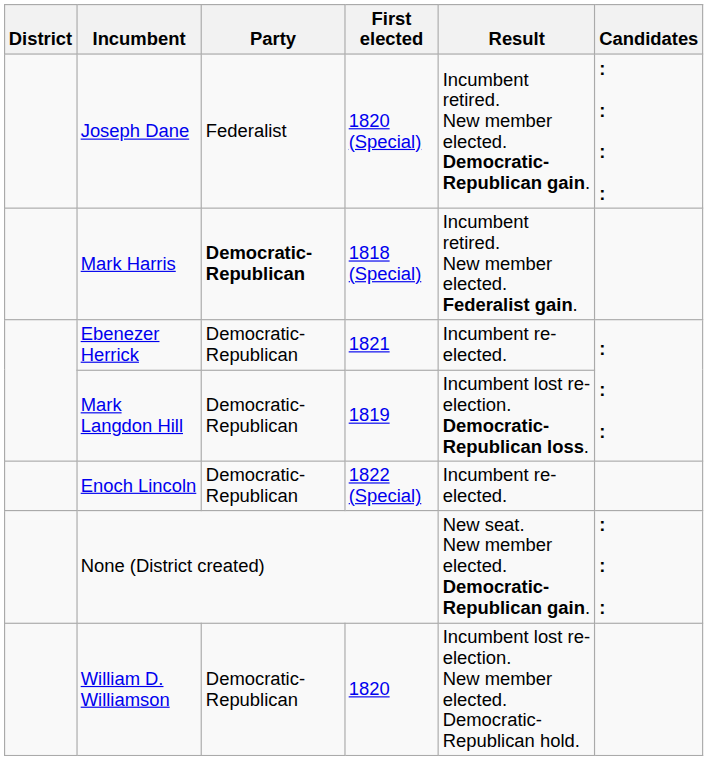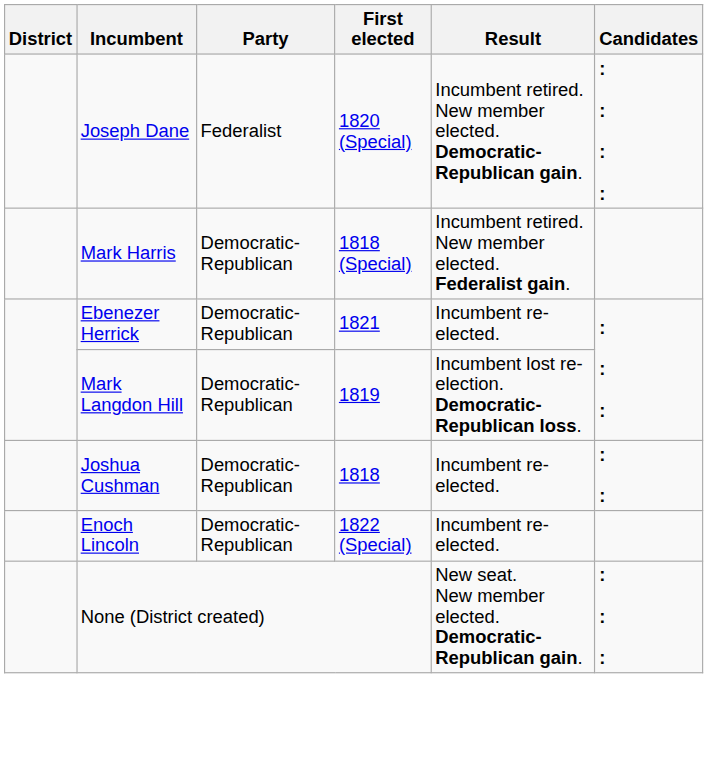(259, 263) bold -> (250, 253) normal
+ row: (120, 475)
- row: (125, 689)
